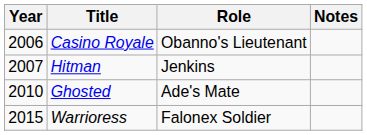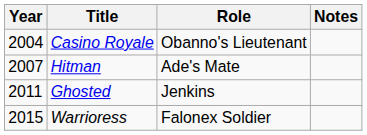(26, 42) 2006 -> (26, 42) 2004
(188, 67) Jenkins -> (200, 67) Ade's Mate
(26, 92) 2010 -> (25, 92) 2011
(200, 92) Ade's Mate -> (188, 92) Jenkins
